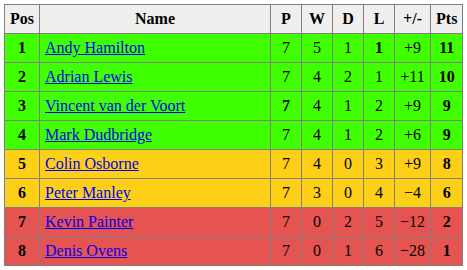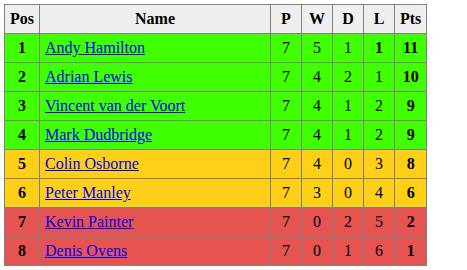- column: (413, 18)
(286, 106) bold -> (286, 106) normal
